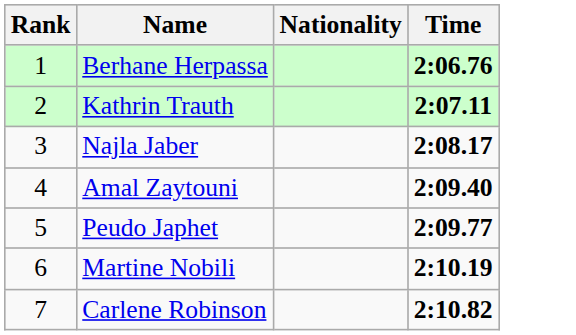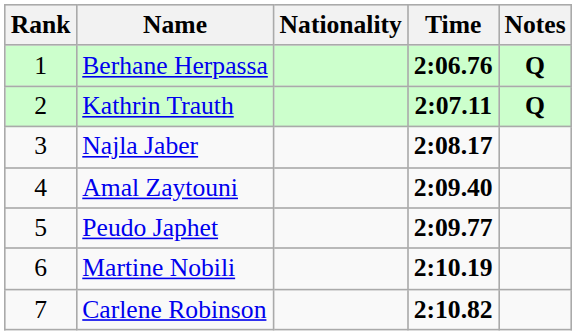+ column: (535, 24)
